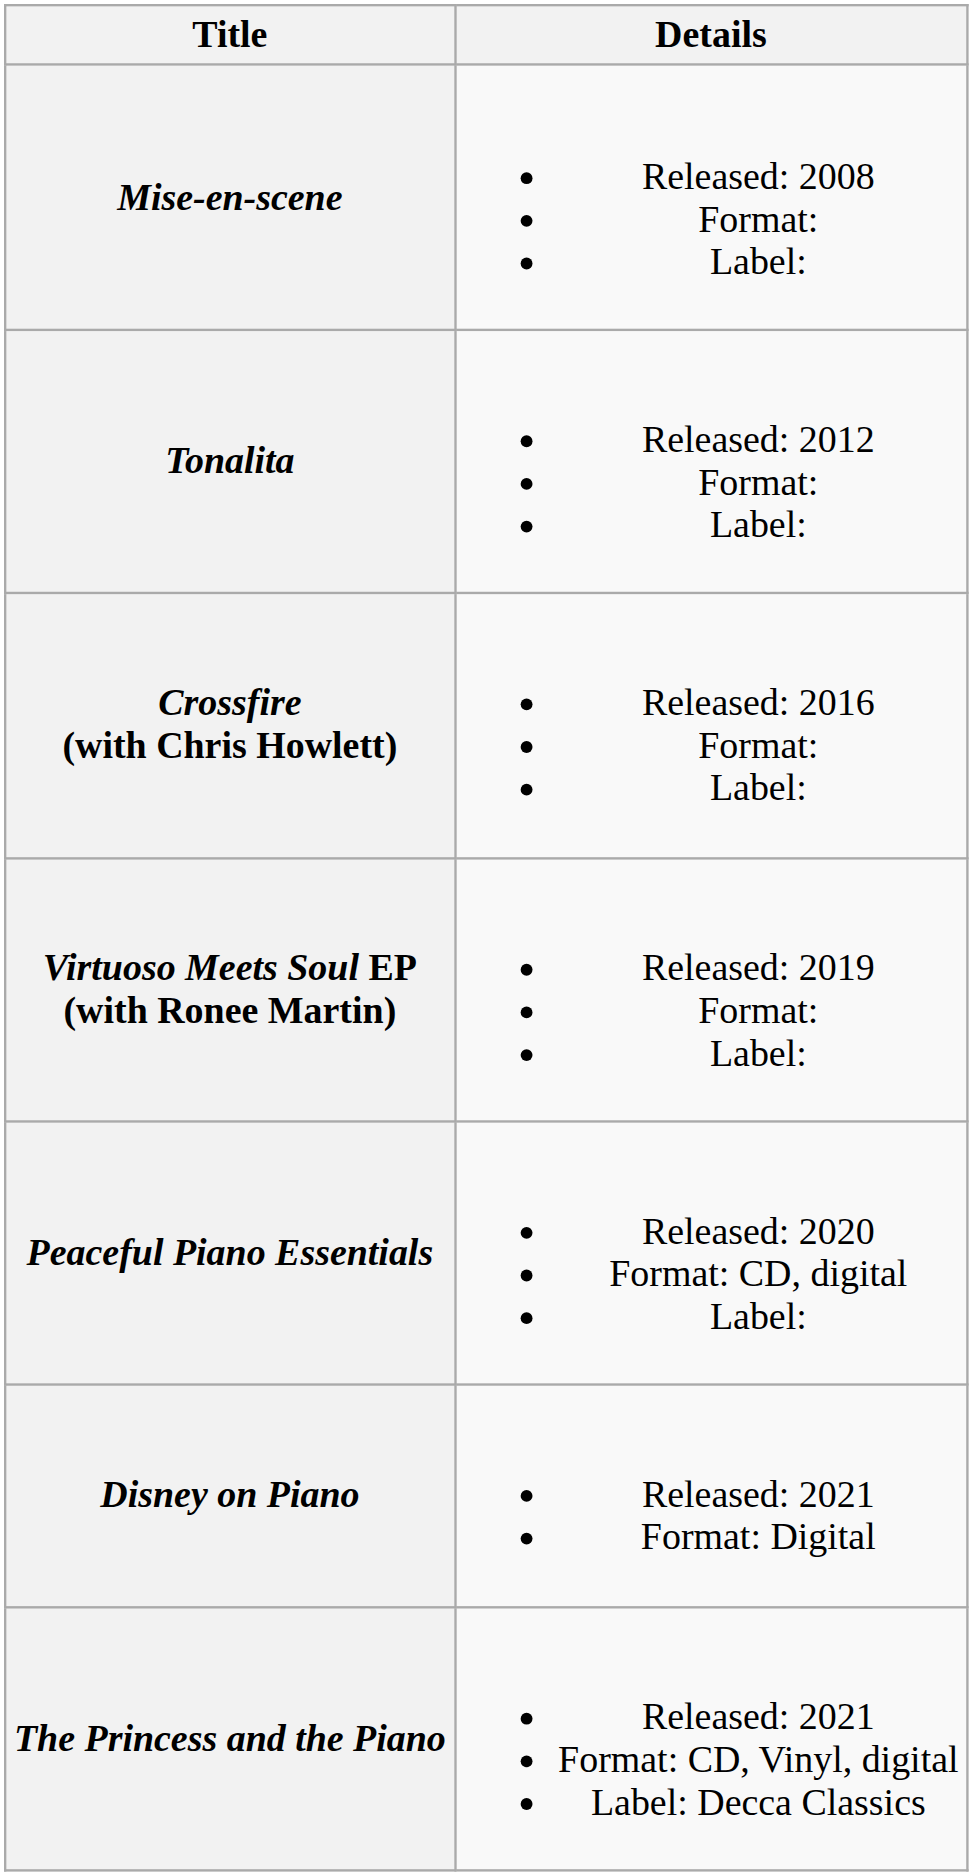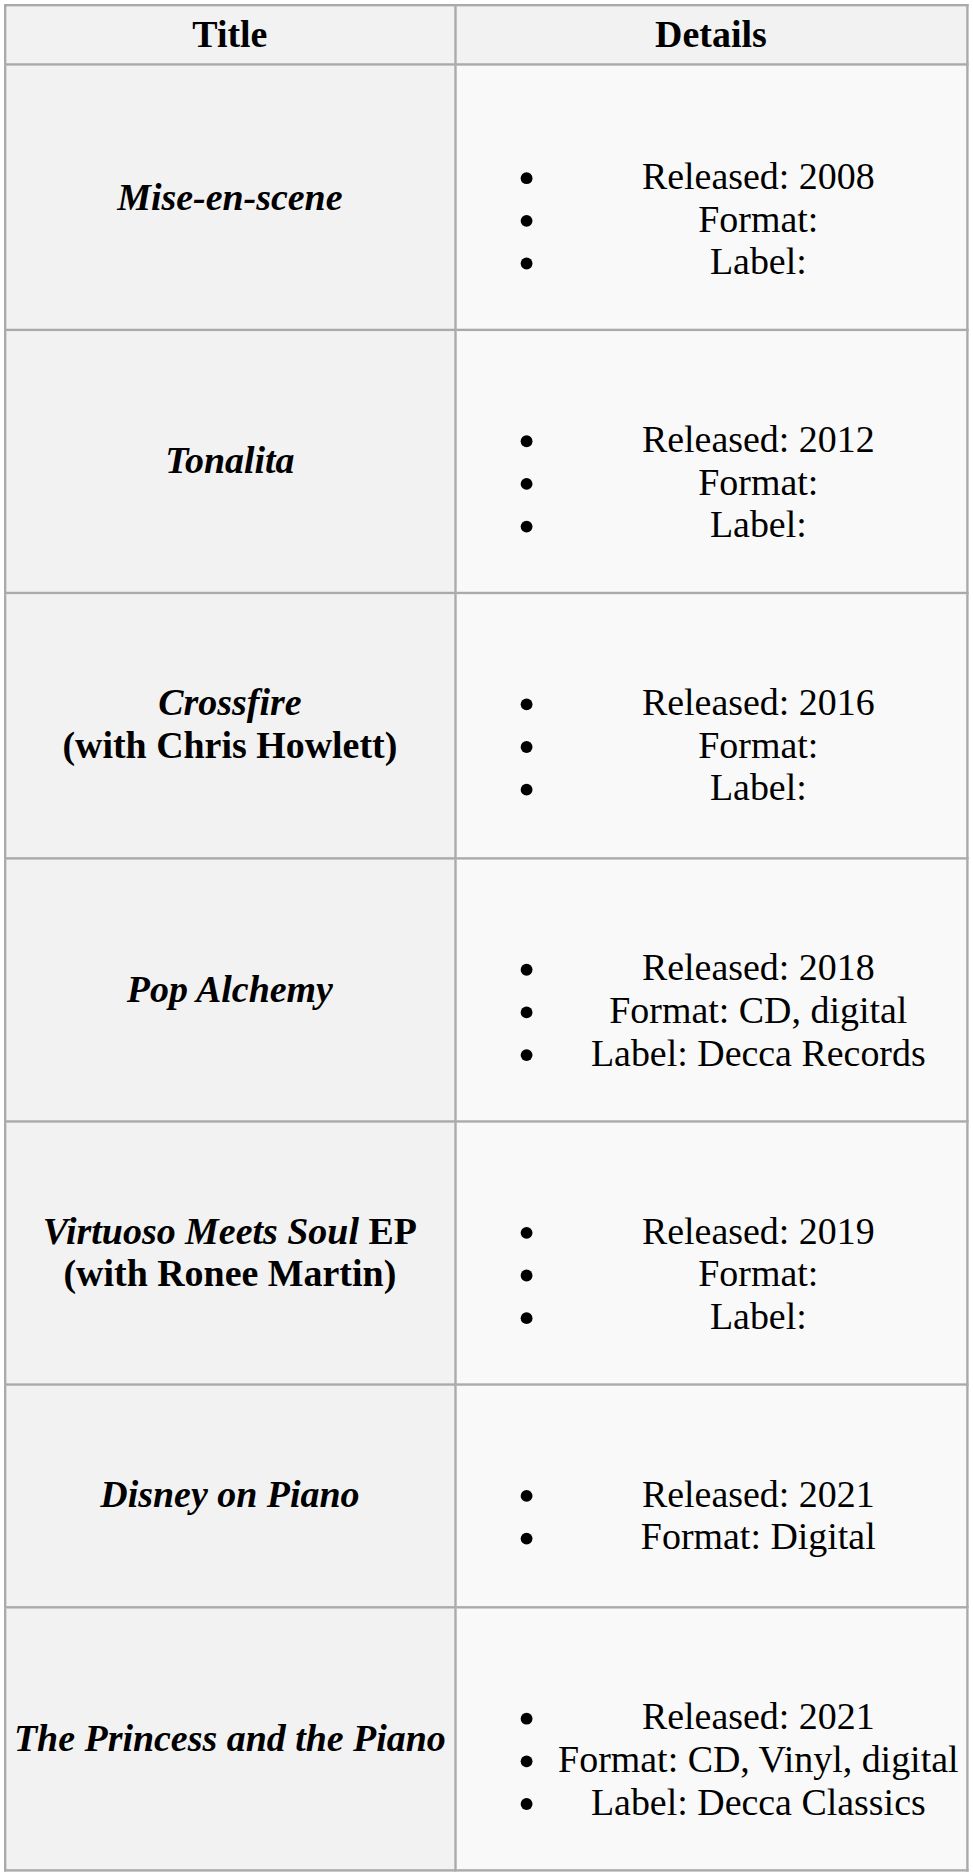+ row: (230, 988)
- row: (230, 1252)
